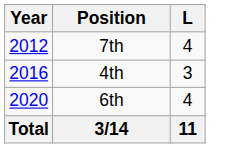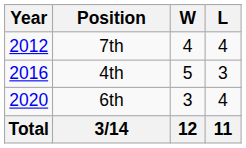+ column: (188, 18)
